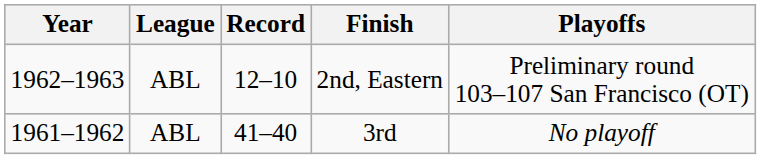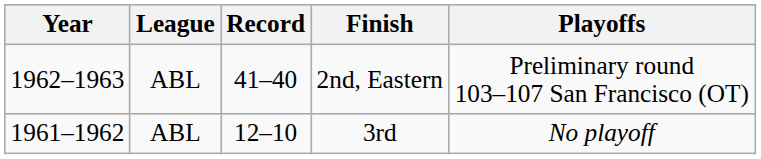(266, 78) 12–10 -> (266, 78) 41–40
(266, 133) 41–40 -> (266, 133) 12–10
